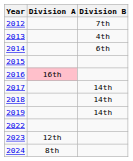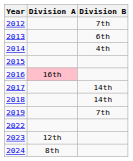(103, 36) 4th -> (103, 36) 6th
(103, 49) 6th -> (103, 49) 4th
(103, 112) 14th -> (103, 112) 7th
